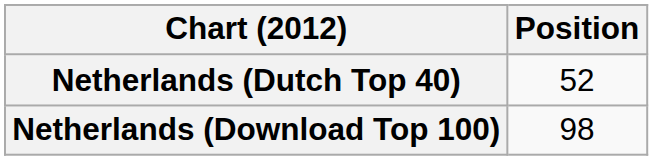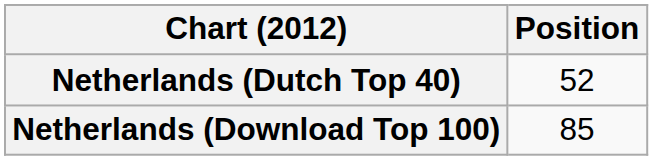(577, 129) 98 -> (577, 129) 85
